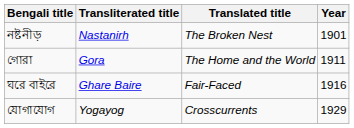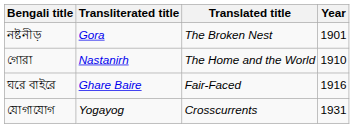(104, 35) Nastanirh -> (92, 35) Gora
(92, 60) Gora -> (104, 60) Nastanirh
(333, 60) 1911 -> (334, 60) 1910
(334, 110) 1929 -> (334, 110) 1931
